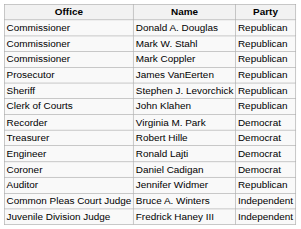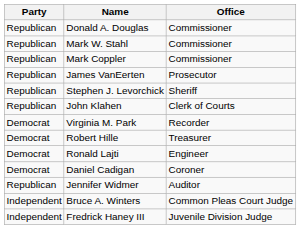columns swapped: (69, 12) <-> (266, 12)
